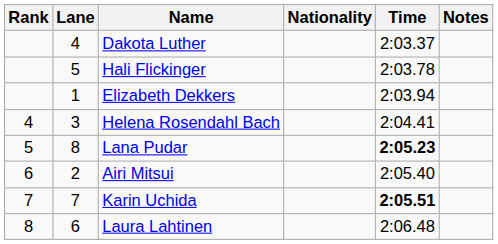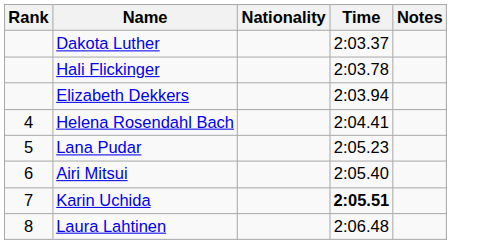- column: (75, 17)
(407, 148) bold -> (361, 148) normal
